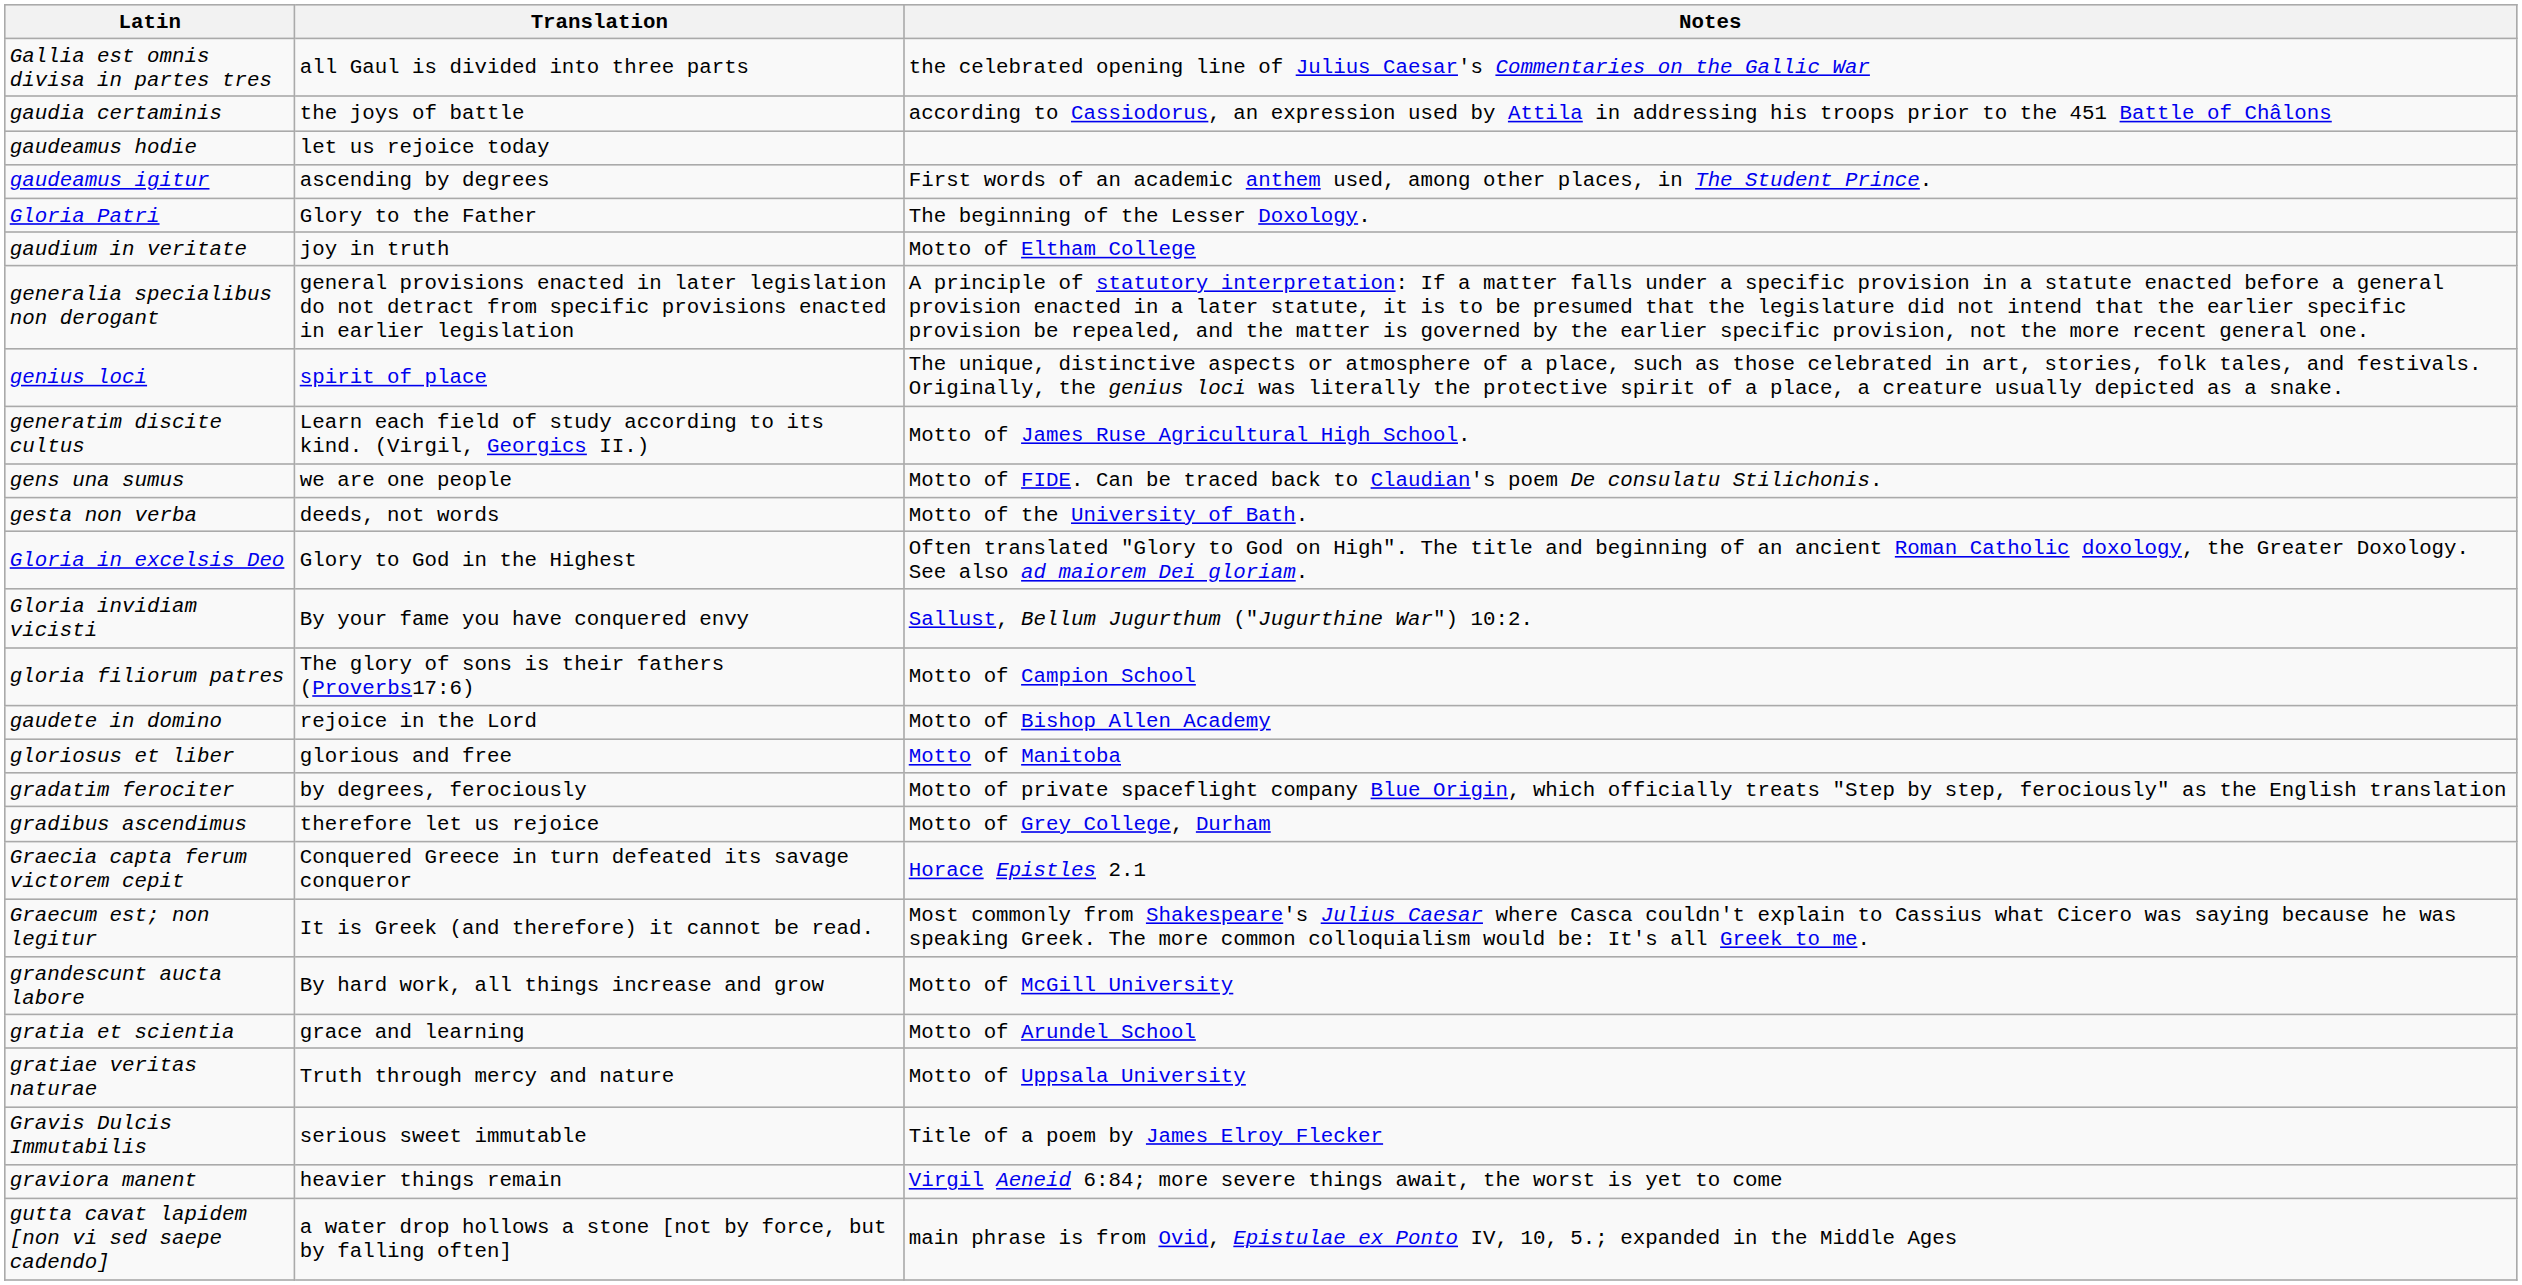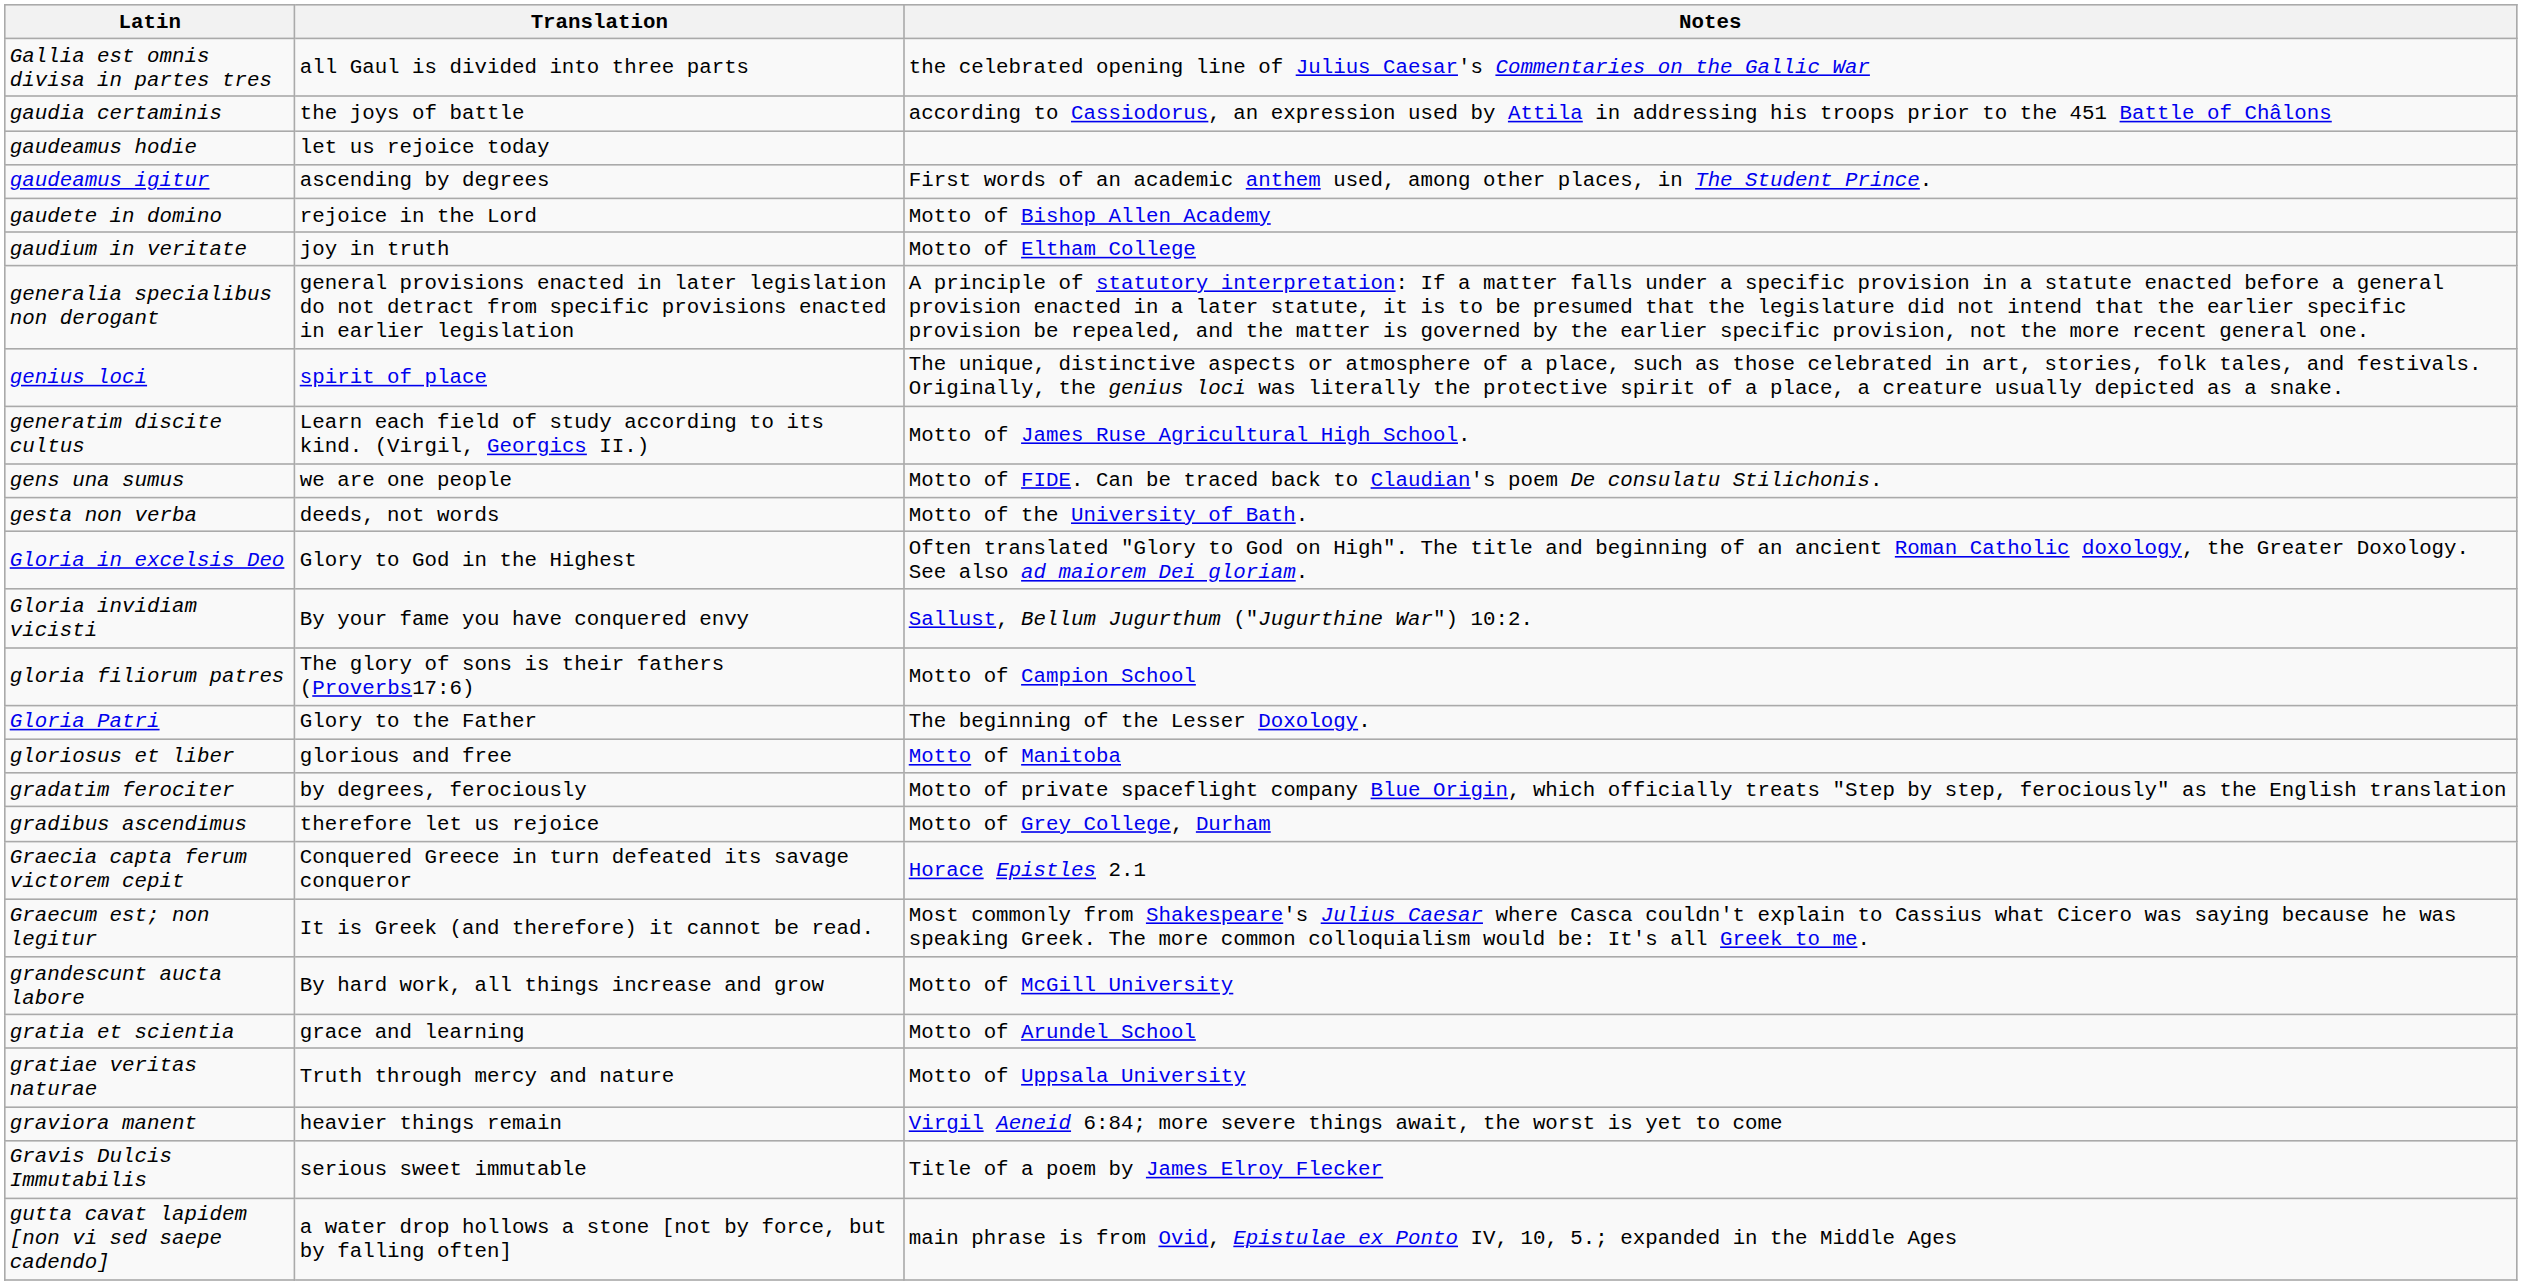rows swapped: (116, 722) <-> (85, 215)
rows swapped: (103, 1181) <-> (91, 1135)
